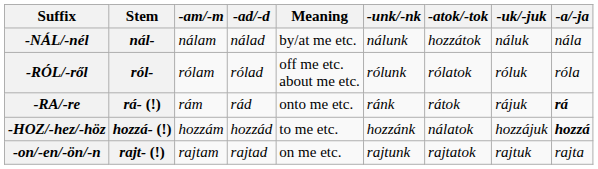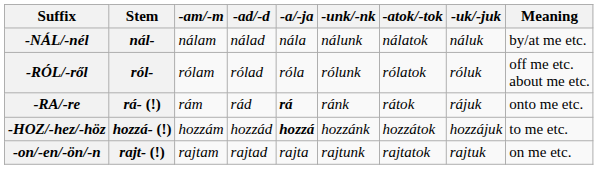columns swapped: (572, 16) <-> (320, 16)
(454, 40) hozzátok -> (405, 40) nálatok
(451, 128) nálatok -> (409, 128) hozzátok
